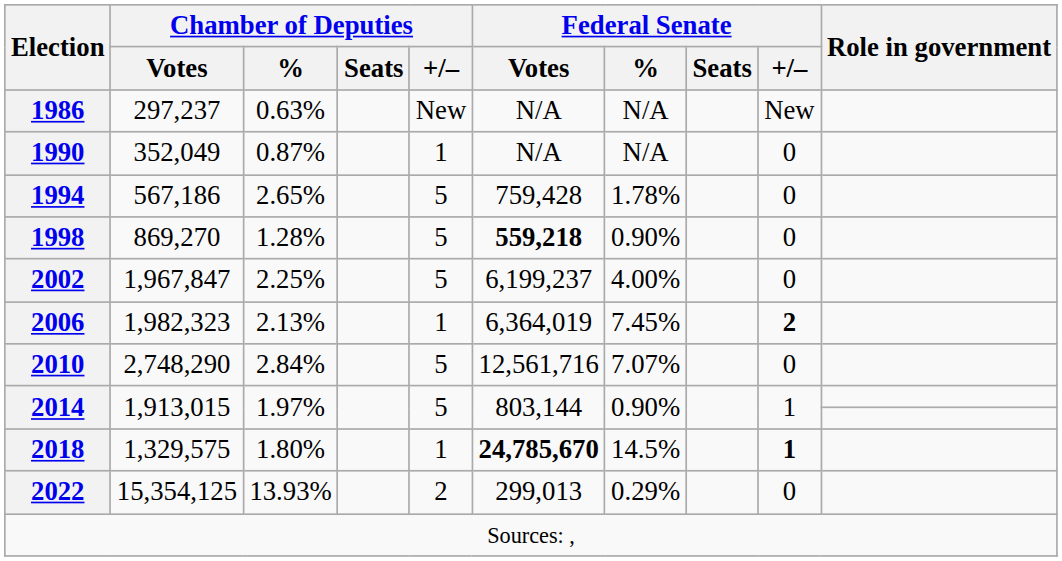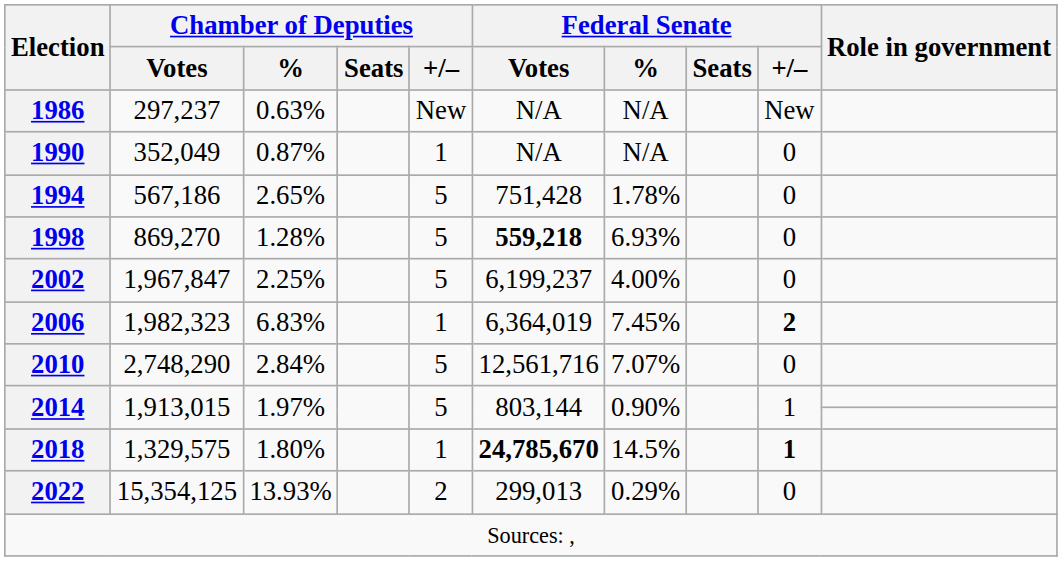(539, 195) 759,428 -> (539, 195) 751,428
(646, 237) 0.90% -> (646, 237) 6.93%
(291, 322) 2.13% -> (291, 322) 6.83%
